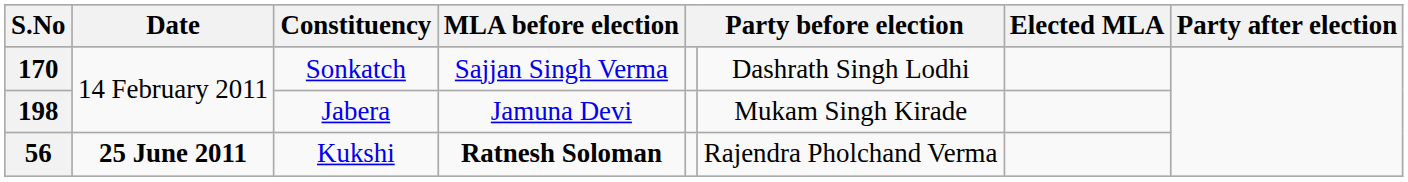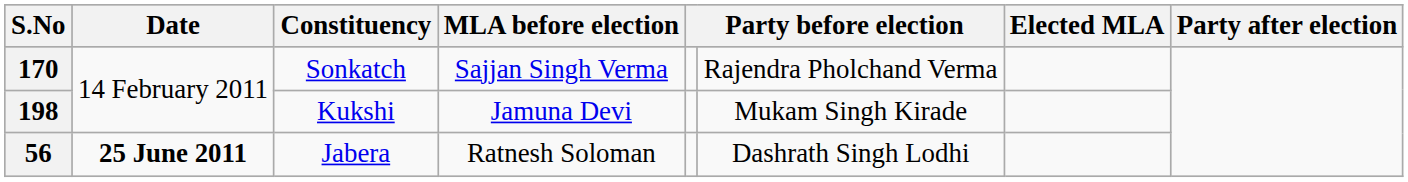(851, 68) Dashrath Singh Lodhi -> (851, 68) Rajendra Pholchand Verma
(356, 111) Jabera -> (356, 111) Kukshi
(356, 153) Kukshi -> (356, 153) Jabera
(561, 153) bold -> (561, 153) normal
(851, 153) Rajendra Pholchand Verma -> (851, 153) Dashrath Singh Lodhi
